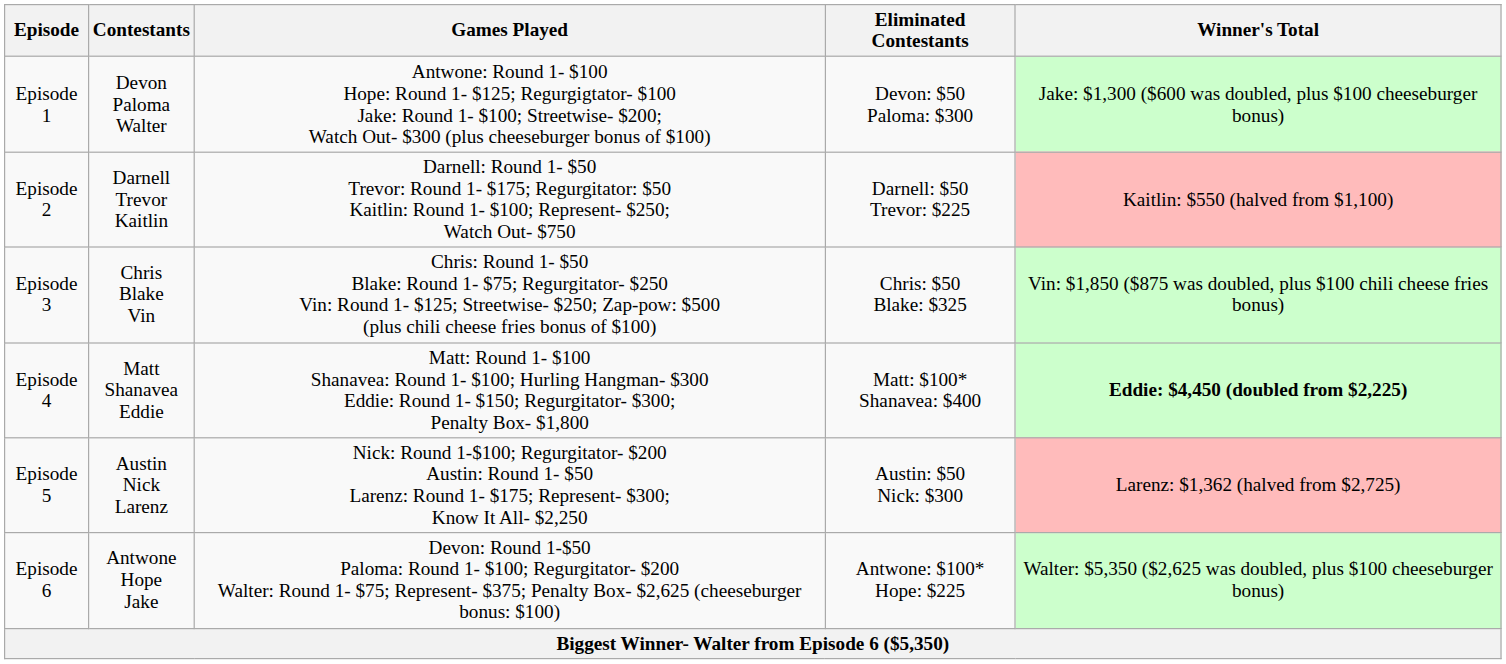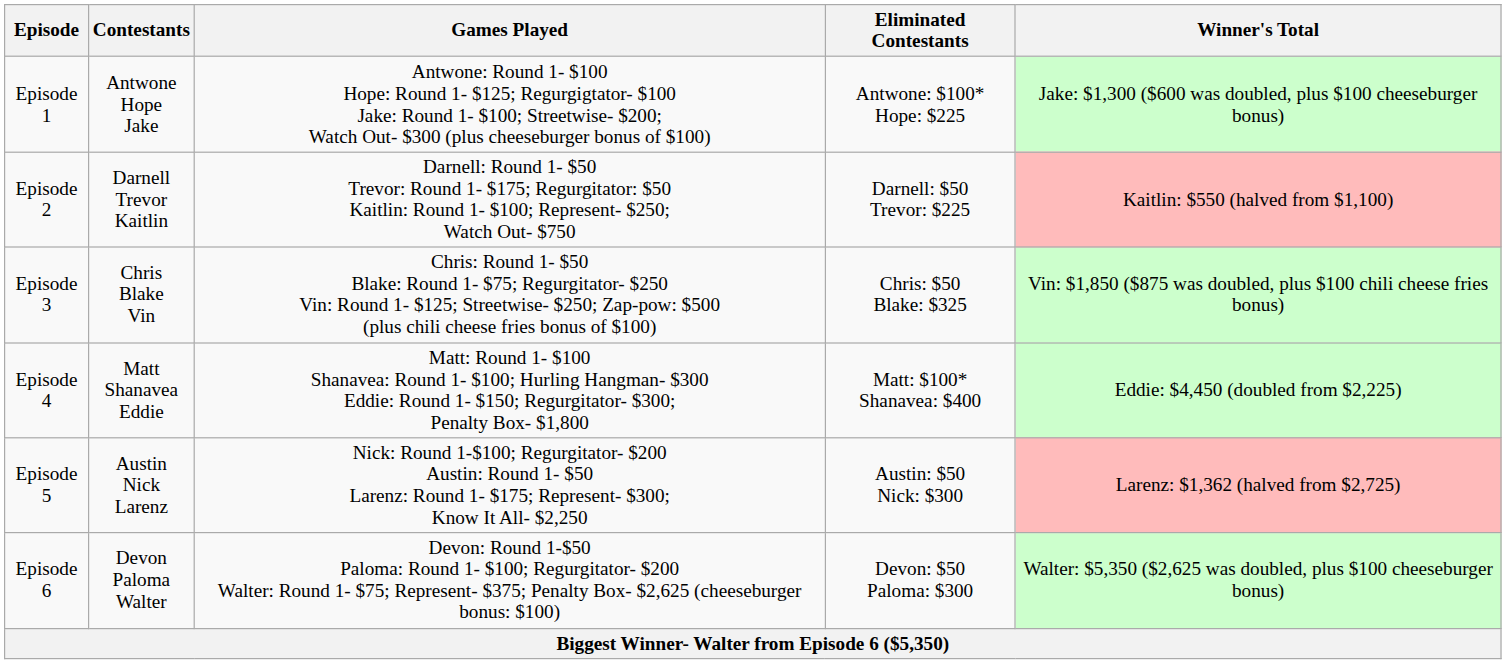(141, 104) Devon Paloma Walter -> (141, 104) Antwone Hope Jake
(920, 104) Devon: $50 Paloma: $300 -> (920, 104) Antwone: $100* Hope: $225
(1258, 389) bold -> (1258, 389) normal
(141, 580) Antwone Hope Jake -> (141, 580) Devon Paloma Walter
(920, 580) Antwone: $100* Hope: $225 -> (920, 580) Devon: $50 Paloma: $300
